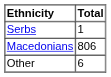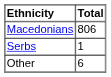rows swapped: (40, 46) <-> (21, 30)
